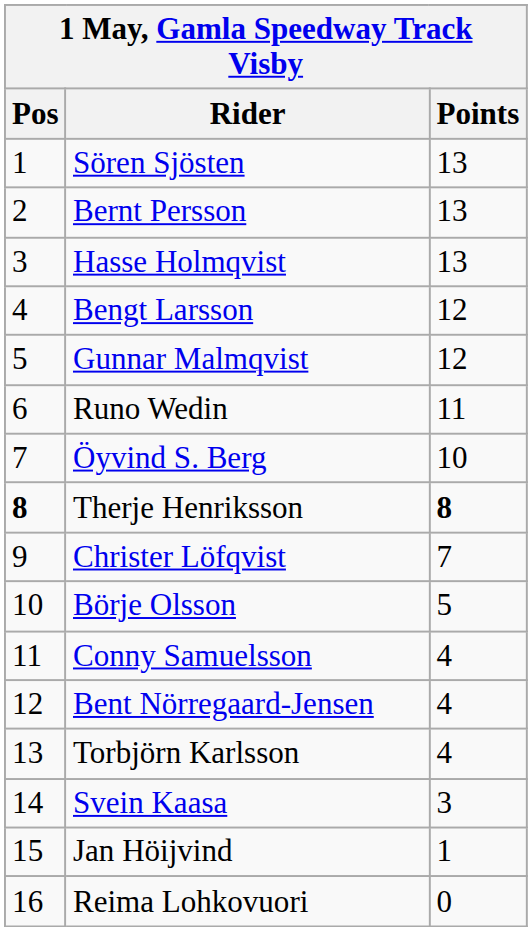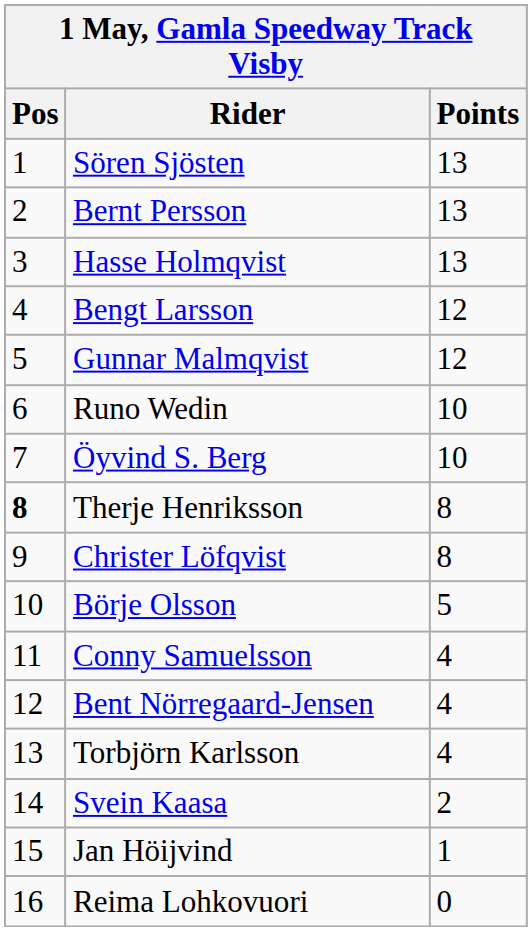(451, 408) 11 -> (452, 408) 10
(444, 507) bold -> (444, 507) normal
(444, 556) 7 -> (444, 556) 8
(444, 802) 3 -> (444, 802) 2
